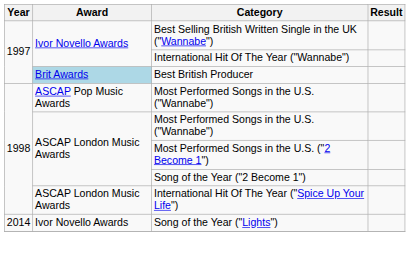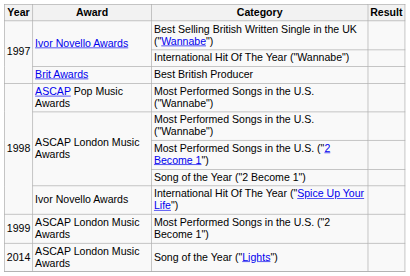(62, 74) lightblue background -> (62, 74) no background
(87, 200) ASCAP London Music Awards -> (82, 200) Ivor Novello Awards
+ row: (19, 228)
(82, 223) Ivor Novello Awards -> (87, 257) ASCAP London Music Awards
